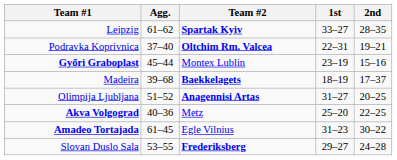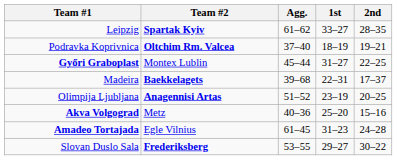columns swapped: (160, 12) <-> (247, 12)
(335, 46) 22–31 -> (335, 46) 18–19
(335, 63) 23–19 -> (335, 63) 31–27
(373, 63) 15–16 -> (373, 63) 22–25
(335, 79) 18–19 -> (335, 79) 22–31
(335, 96) 31–27 -> (335, 96) 23–19
(373, 113) 22–25 -> (373, 113) 15–16
(373, 130) 30–22 -> (373, 130) 24–28
(373, 146) 24–28 -> (373, 146) 30–22
